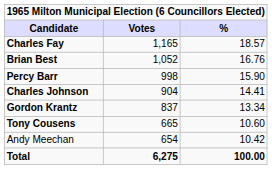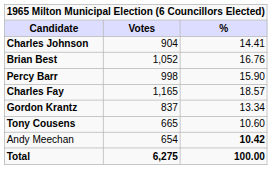rows swapped: (35, 44) <-> (48, 92)
(252, 140) normal -> (252, 140) bold
